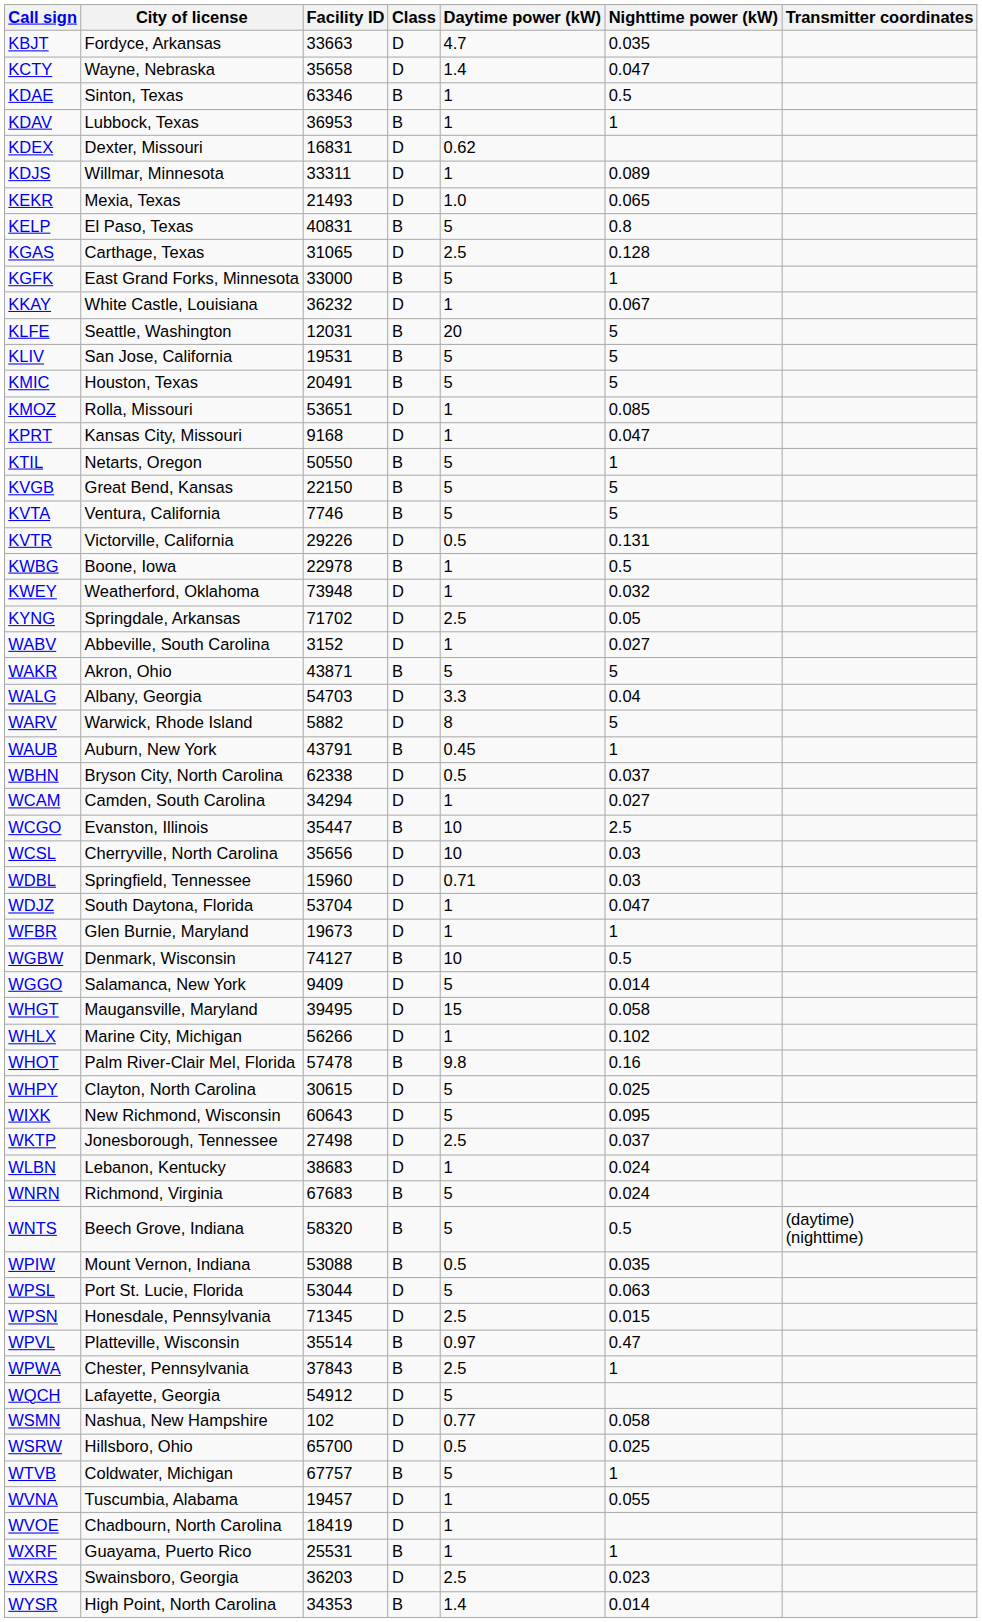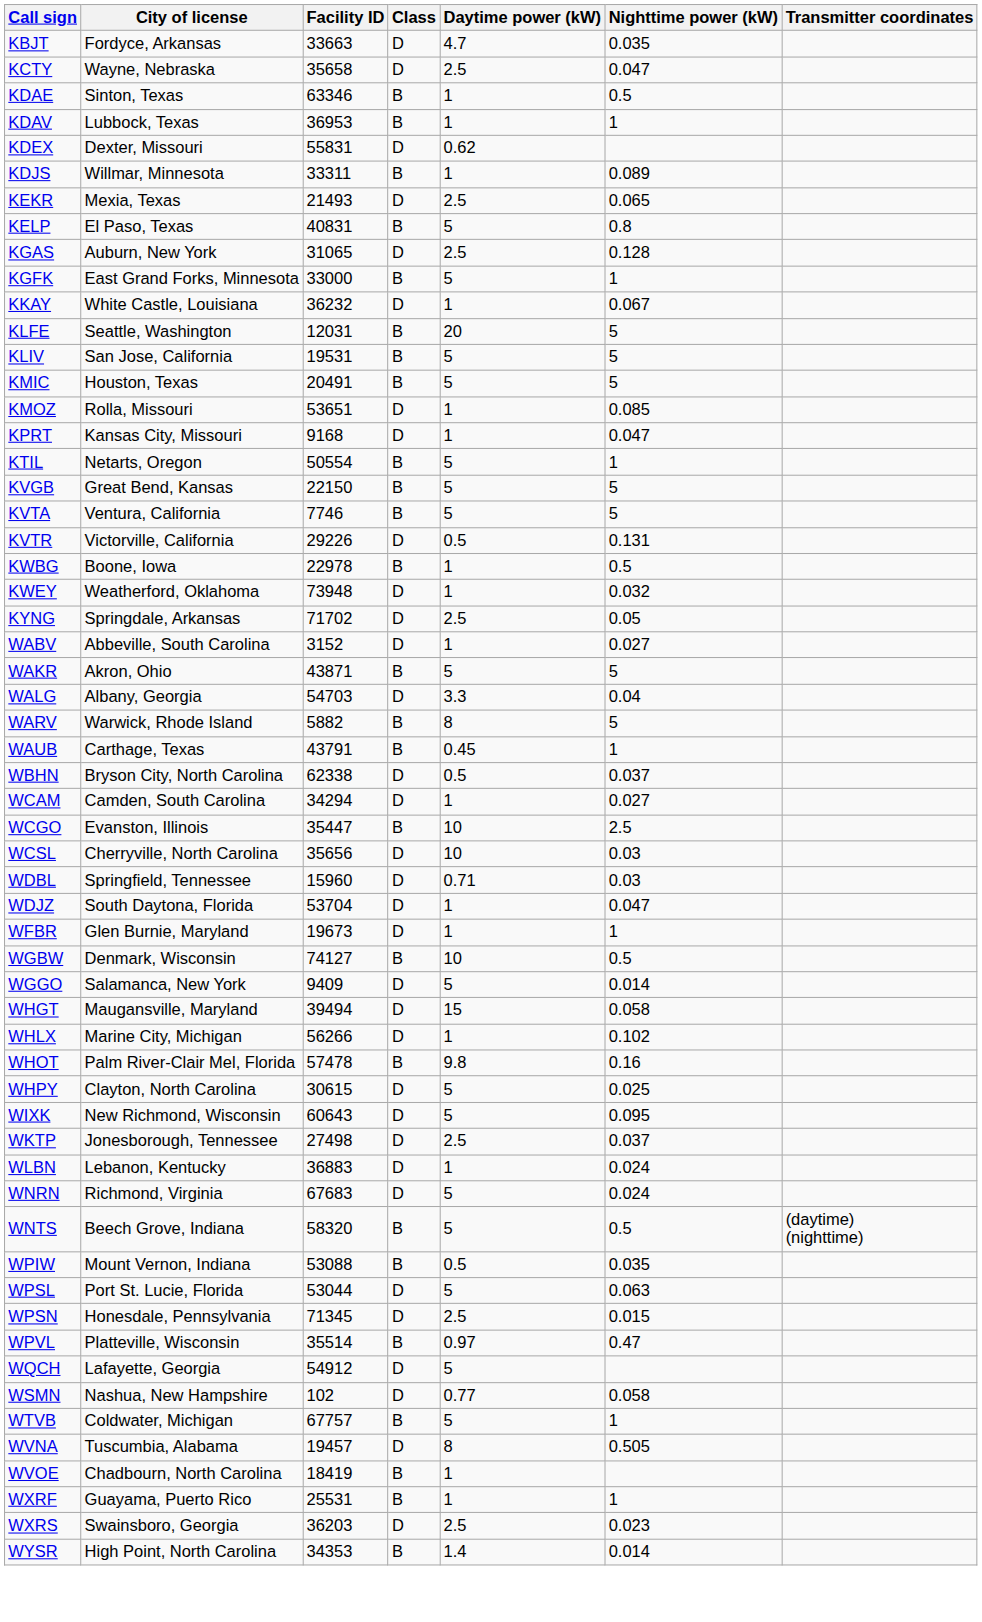(455, 69) 1.4 -> (455, 69) 2.5
(329, 148) 16831 -> (329, 148) 55831
(398, 174) D -> (397, 174) B
(455, 200) 1.0 -> (455, 200) 2.5
(144, 252) Carthage, Texas -> (151, 252) Auburn, New York
(329, 461) 50550 -> (329, 461) 50554
(398, 723) D -> (397, 723) B
(151, 749) Auburn, New York -> (144, 749) Carthage, Texas
(329, 1010) 39495 -> (329, 1010) 39494
(329, 1167) 38683 -> (329, 1167) 36883
(397, 1193) B -> (398, 1193) D
- row: (35, 1369)
- row: (35, 1447)
(448, 1499) 1 -> (448, 1447) 8
(629, 1499) 0.055 -> (629, 1447) 0.505
(398, 1525) D -> (397, 1473) B
